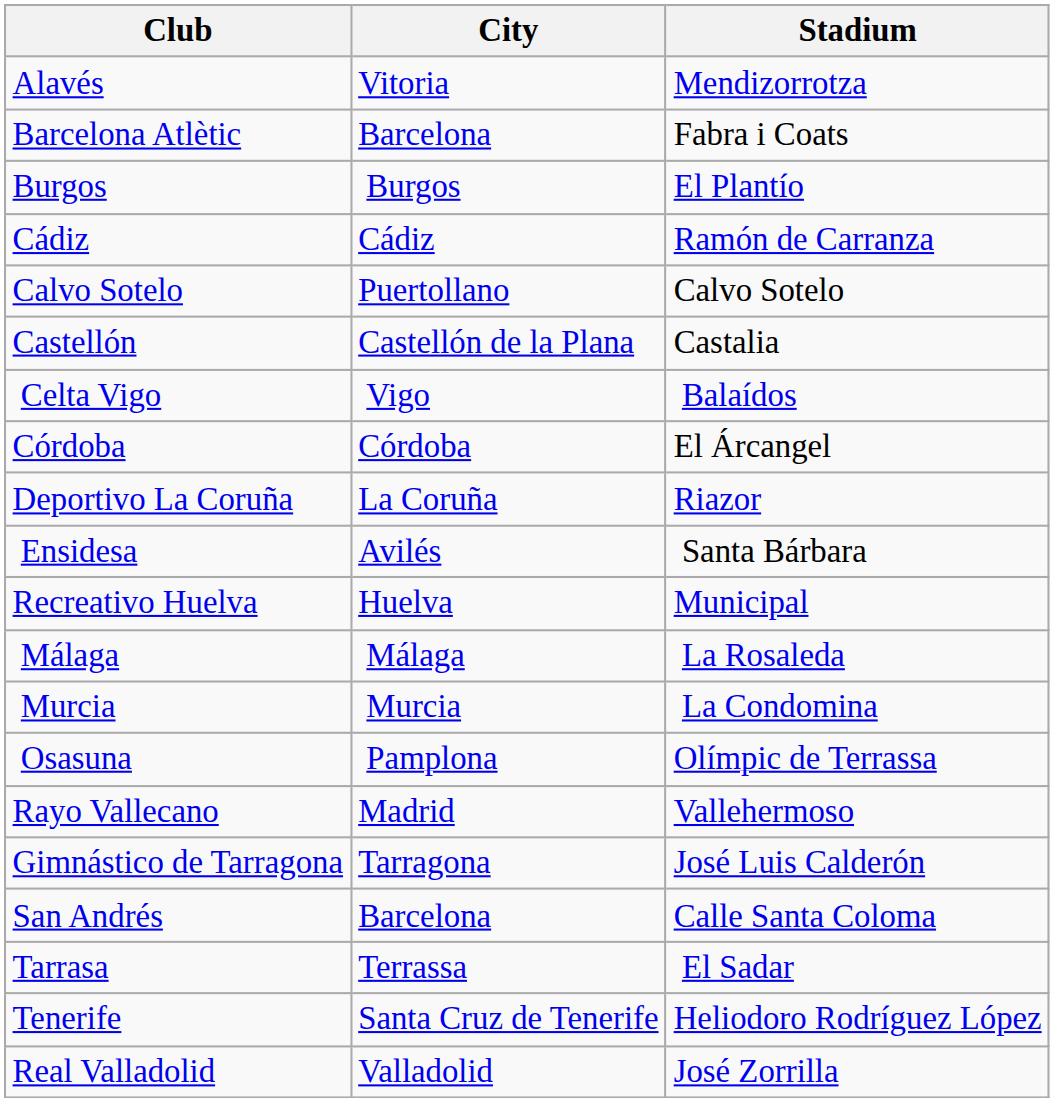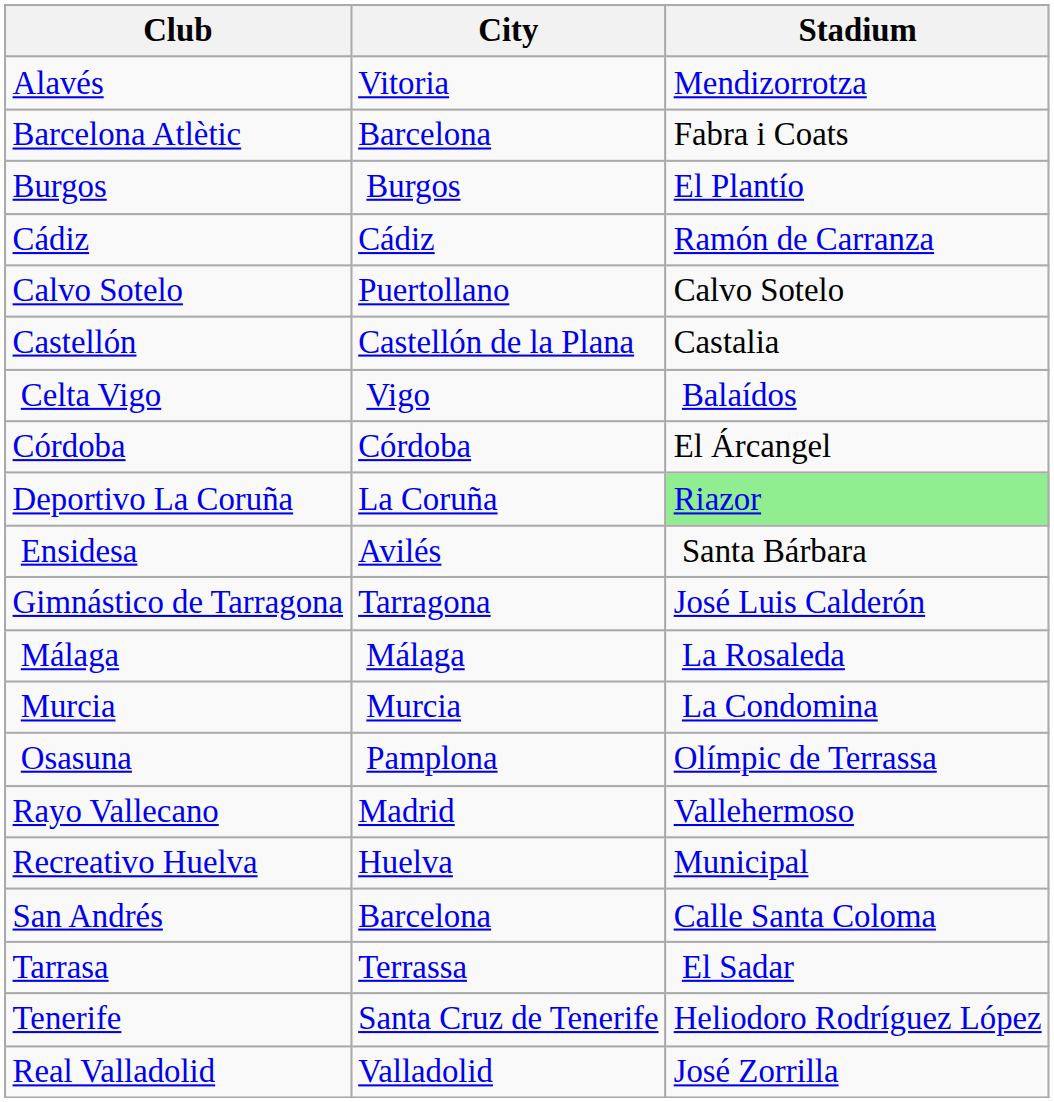(717, 498) no background -> (717, 498) lightgreen background
rows swapped: (178, 862) <-> (135, 602)
